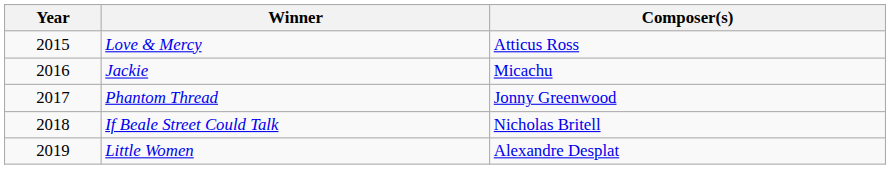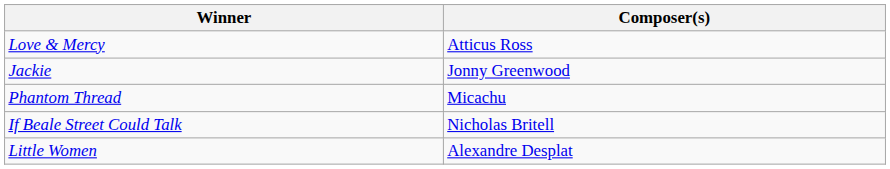- column: (53, 17)
(523, 71) Micachu -> (509, 71) Jonny Greenwood
(555, 97) Jonny Greenwood -> (477, 97) Micachu
